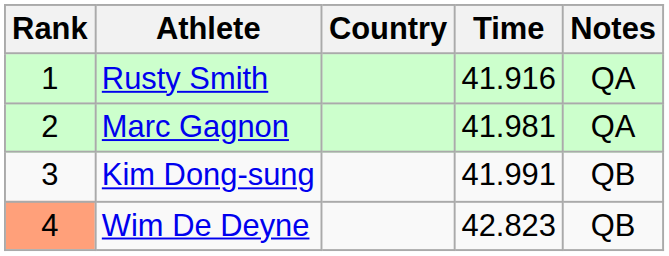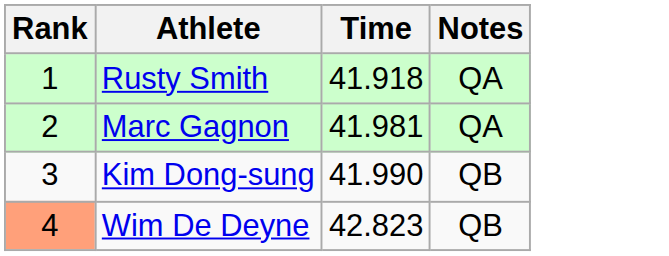- column: (388, 28)
(509, 77) 41.916 -> (376, 77) 41.918
(509, 175) 41.991 -> (376, 175) 41.990
